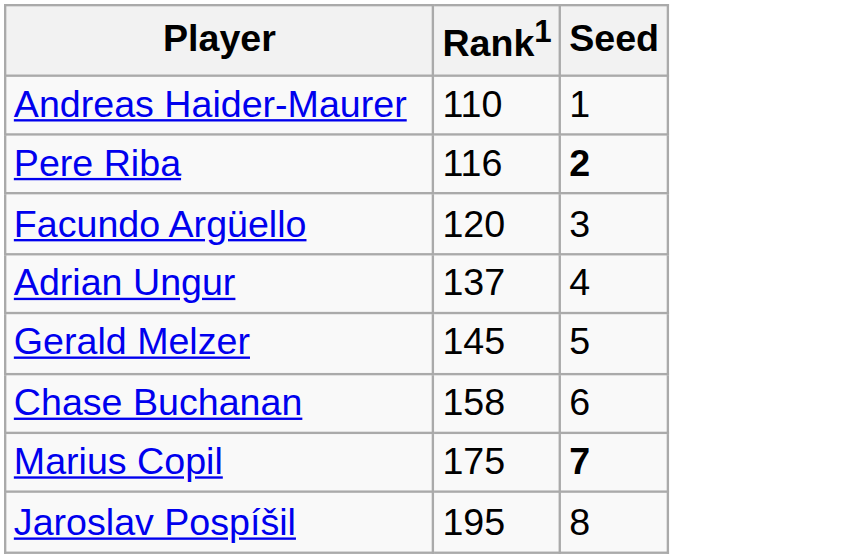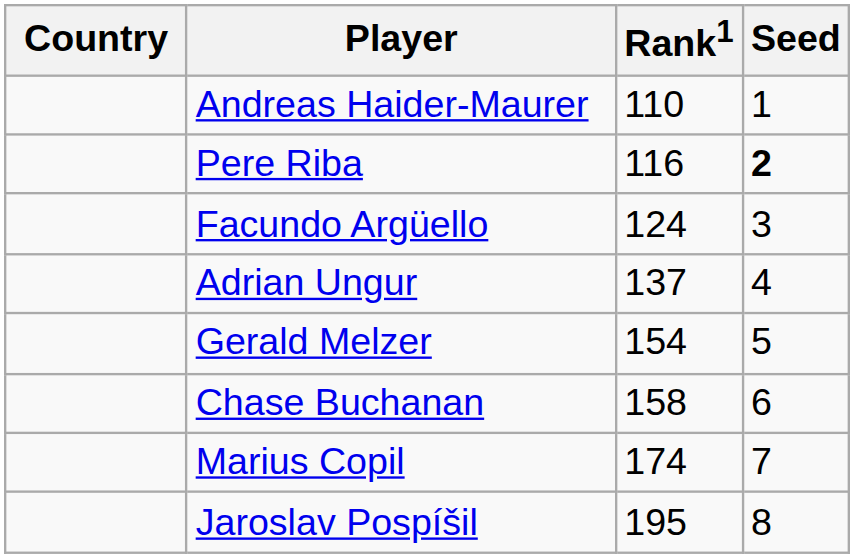+ column: (96, 39)
(474, 223) 120 -> (656, 223) 124
(474, 342) 145 -> (656, 342) 154
(474, 461) 175 -> (656, 461) 174
(580, 461) bold -> (761, 461) normal
